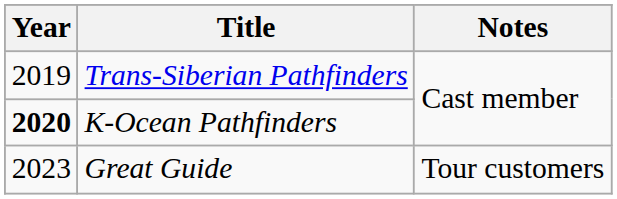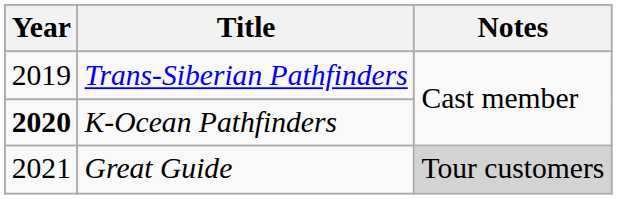(41, 168) 2023 -> (41, 168) 2021
(513, 168) no background -> (513, 168) lightgrey background
